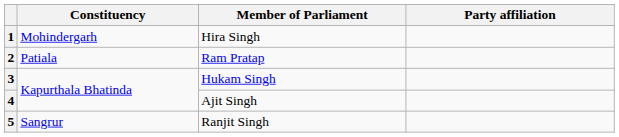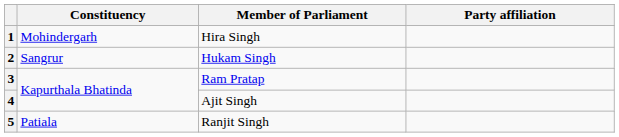(39, 57) Patiala -> (42, 57) Sangrur
(233, 57) Ram Pratap -> (238, 57) Hukam Singh
(238, 79) Hukam Singh -> (233, 79) Ram Pratap
(42, 121) Sangrur -> (39, 121) Patiala
